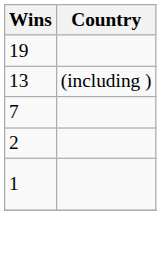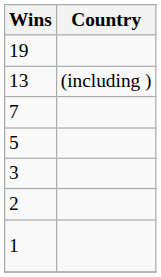+ row: (14, 142)
+ row: (14, 173)
